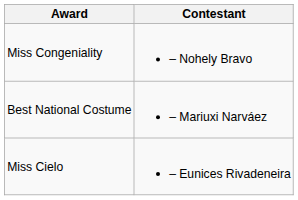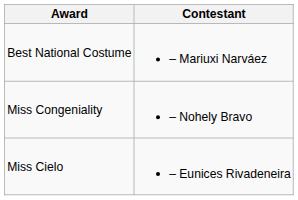rows swapped: (69, 110) <-> (55, 52)
